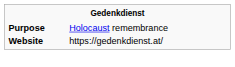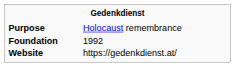+ row: (33, 40)
